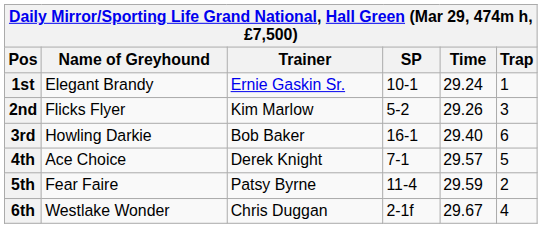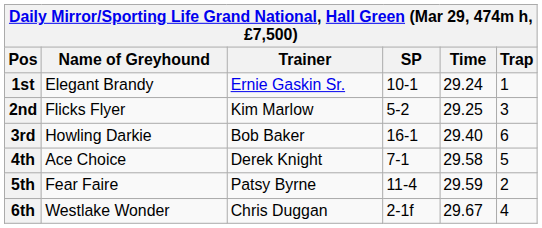(463, 110) 29.26 -> (463, 110) 29.25
(463, 160) 29.57 -> (463, 160) 29.58
